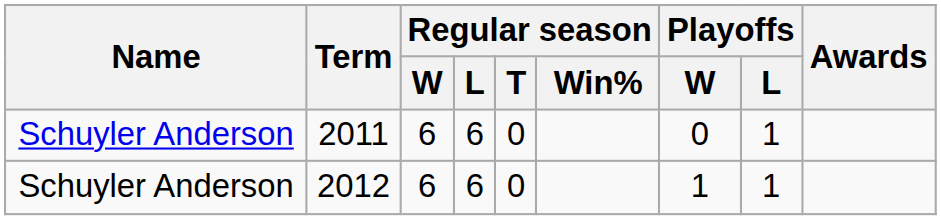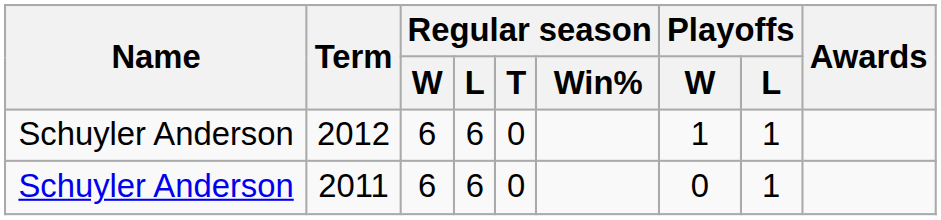rows swapped: (354, 134) <-> (354, 186)
